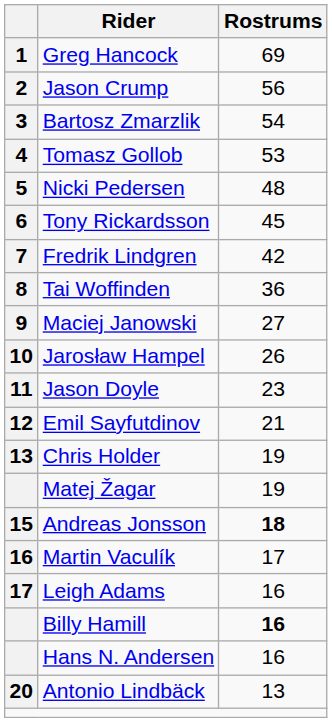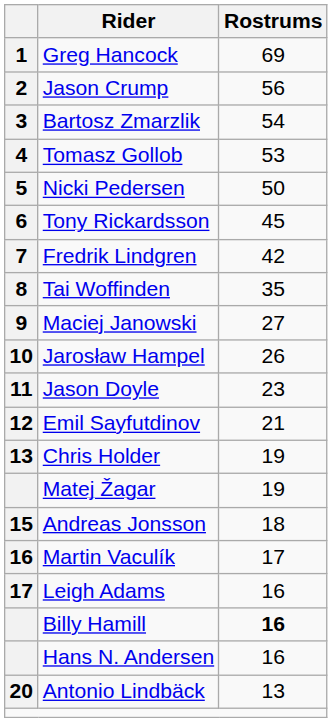(273, 188) 48 -> (273, 188) 50
(273, 289) 36 -> (273, 289) 35
(273, 523) bold -> (273, 523) normal
